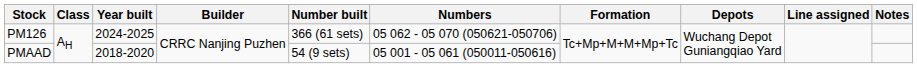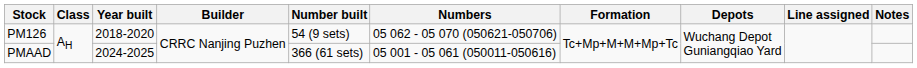(125, 34) 2024-2025 -> (125, 34) 2018-2020
(327, 34) 366 (61 sets) -> (320, 34) 54 (9 sets)
(125, 53) 2018-2020 -> (125, 53) 2024-2025
(320, 53) 54 (9 sets) -> (327, 53) 366 (61 sets)
